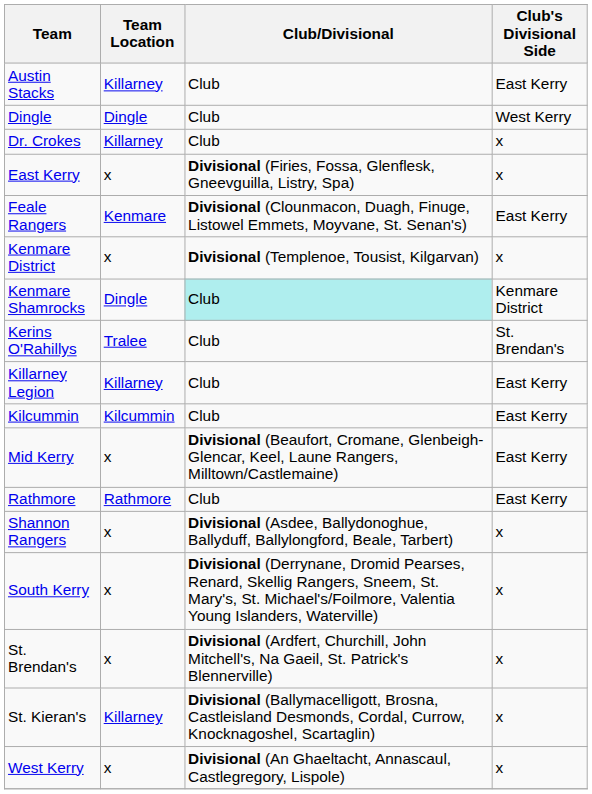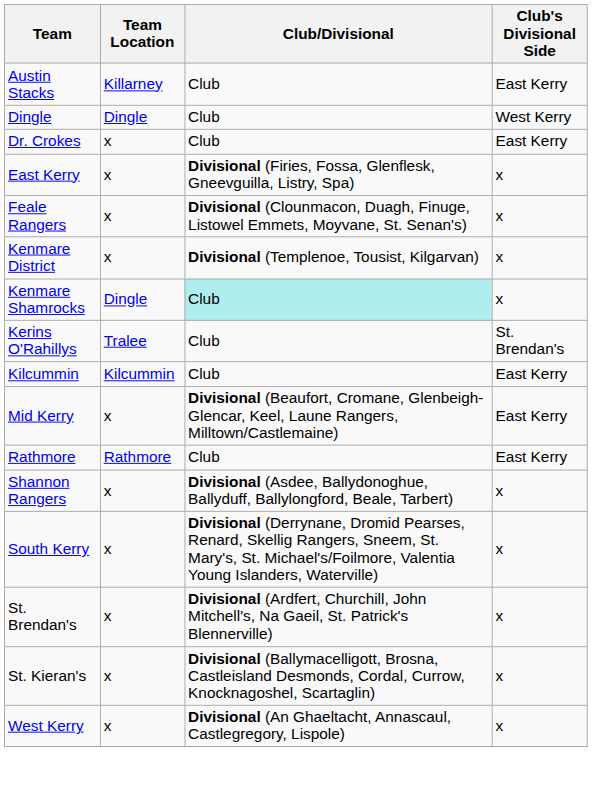(133, 141) Killarney -> (108, 141) x
(499, 141) x -> (531, 141) East Kerry
(135, 216) Kenmare -> (108, 216) x
(531, 216) East Kerry -> (499, 216) x
(527, 299) Kenmare District -> (499, 299) x
- row: (37, 382)
(133, 717) Killarney -> (108, 675) x
